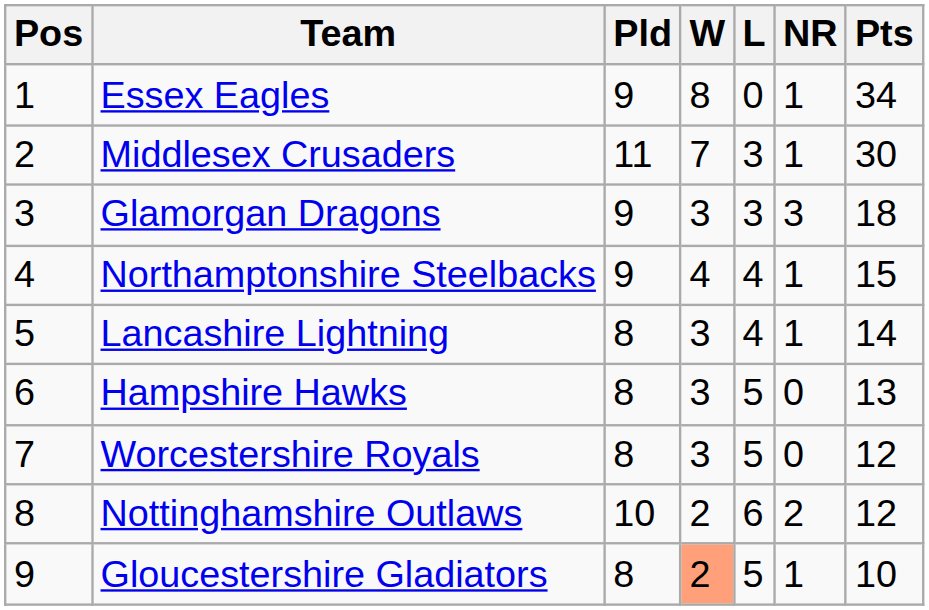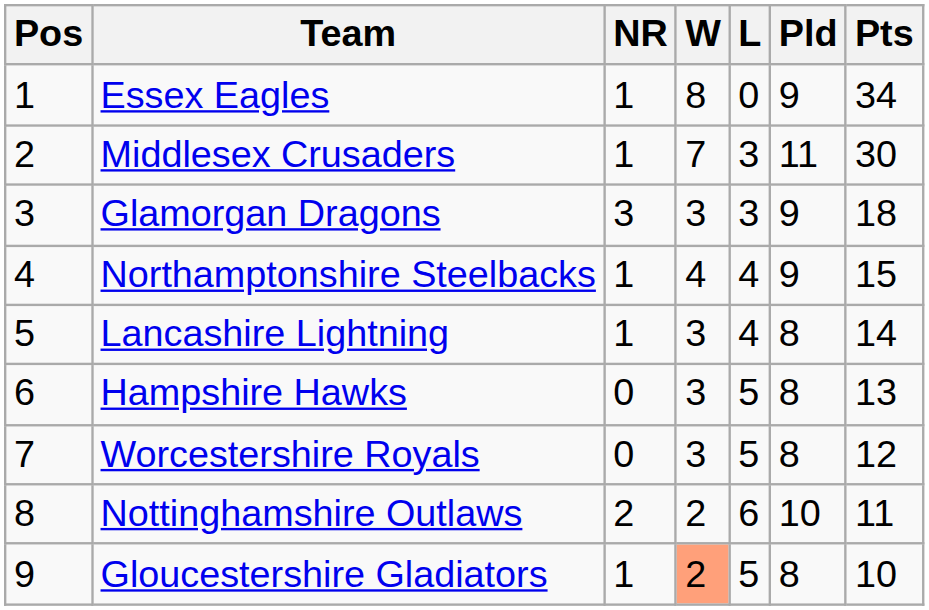columns swapped: (643, 34) <-> (810, 34)
(876, 513) 12 -> (875, 513) 11
